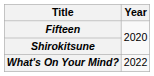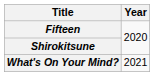(136, 63) 2022 -> (136, 63) 2021
